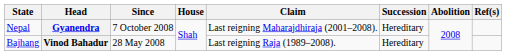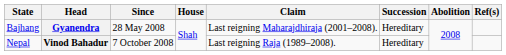(18, 27) Nepal -> (23, 27) Bajhang
(143, 27) 7 October 2008 -> (139, 27) 28 May 2008
(23, 43) Bajhang -> (18, 43) Nepal
(139, 43) 28 May 2008 -> (143, 43) 7 October 2008
